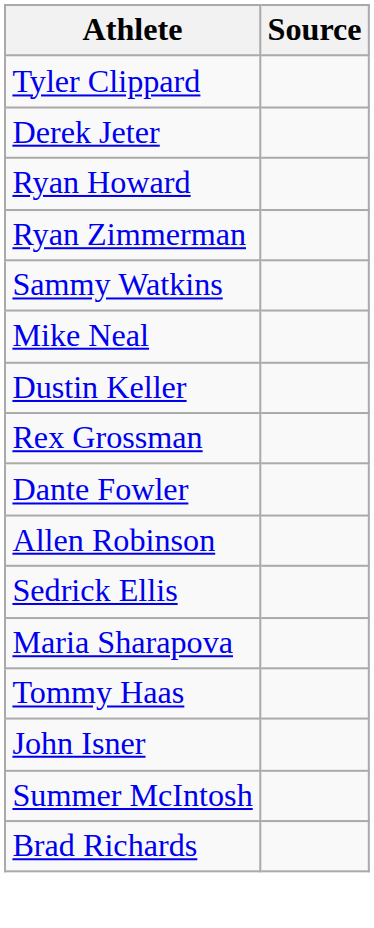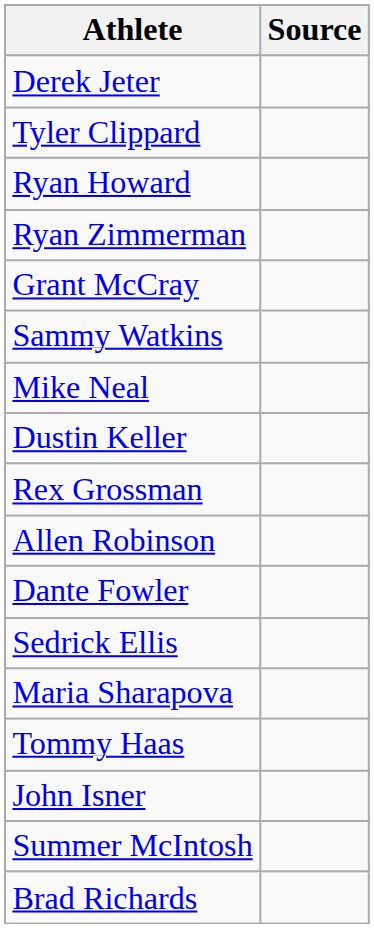rows swapped: (86, 132) <-> (106, 81)
+ row: (106, 285)
rows swapped: (100, 489) <-> (114, 540)
